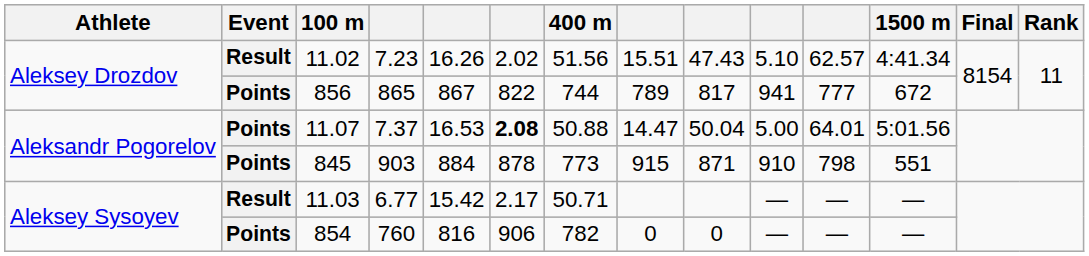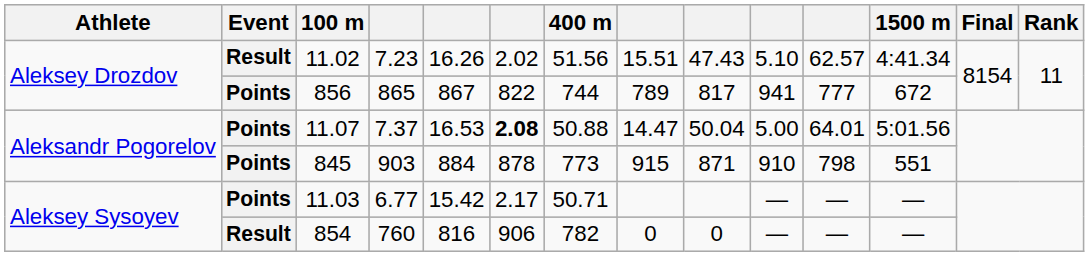(258, 199) Result -> (258, 199) Points
(258, 234) Points -> (258, 234) Result
